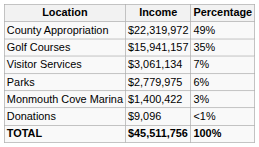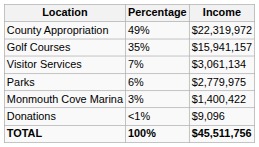columns swapped: (158, 13) <-> (223, 13)
